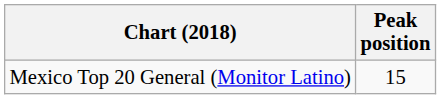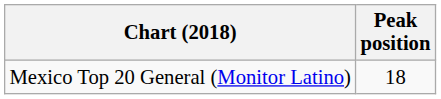(395, 76) 15 -> (395, 76) 18
